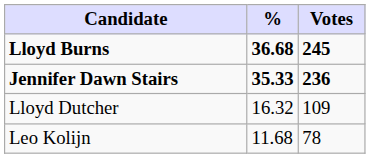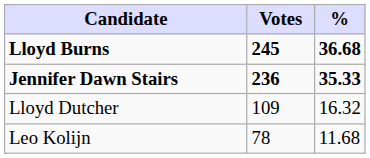columns swapped: (332, 19) <-> (273, 19)
